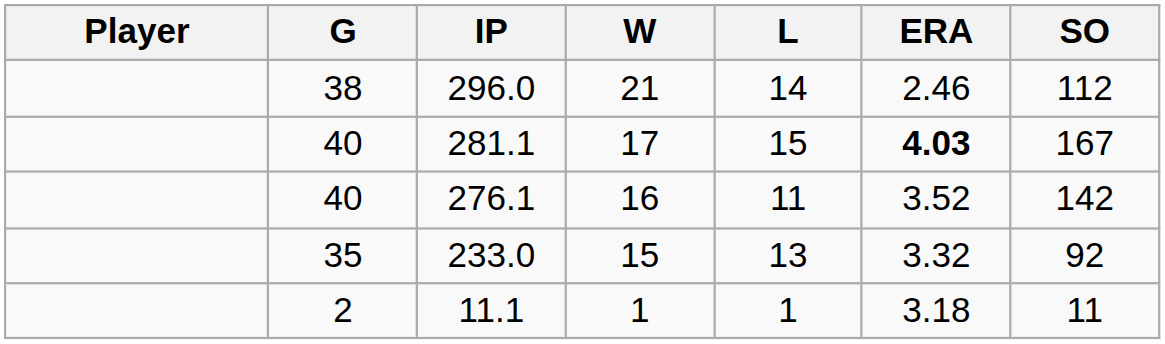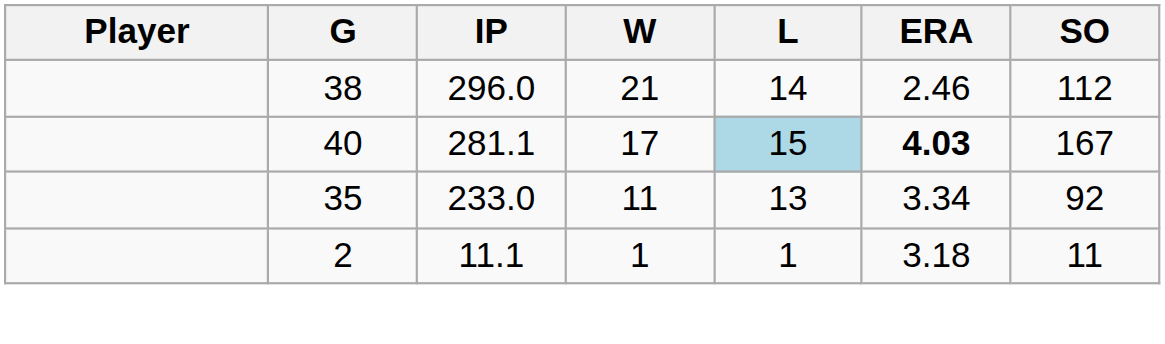(788, 143) no background -> (788, 143) lightblue background
- row: (491, 198)
(640, 254) 15 -> (640, 198) 11
(936, 254) 3.32 -> (936, 198) 3.34
